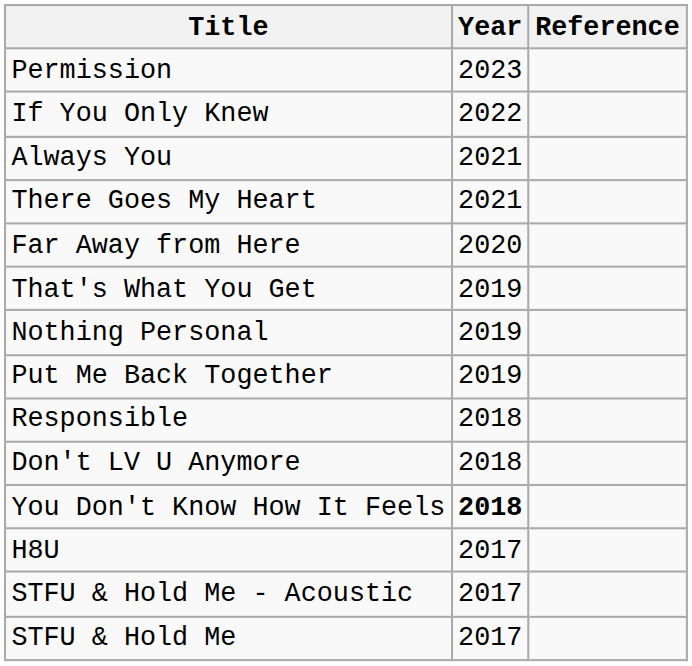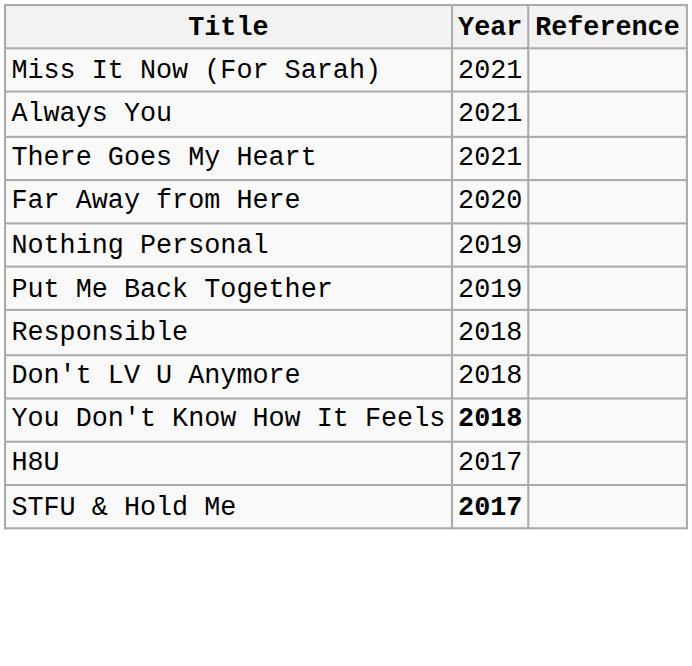- row: (92, 70)
- row: (140, 114)
+ row: (196, 70)
- row: (164, 289)
- row: (212, 594)
(490, 638) normal -> (490, 507) bold
